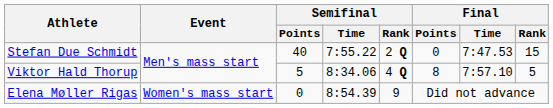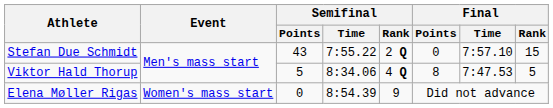(300, 53) 40 -> (300, 53) 43
(488, 53) 7:47.53 -> (488, 53) 7:57.10
(488, 73) 7:57.10 -> (488, 73) 7:47.53
